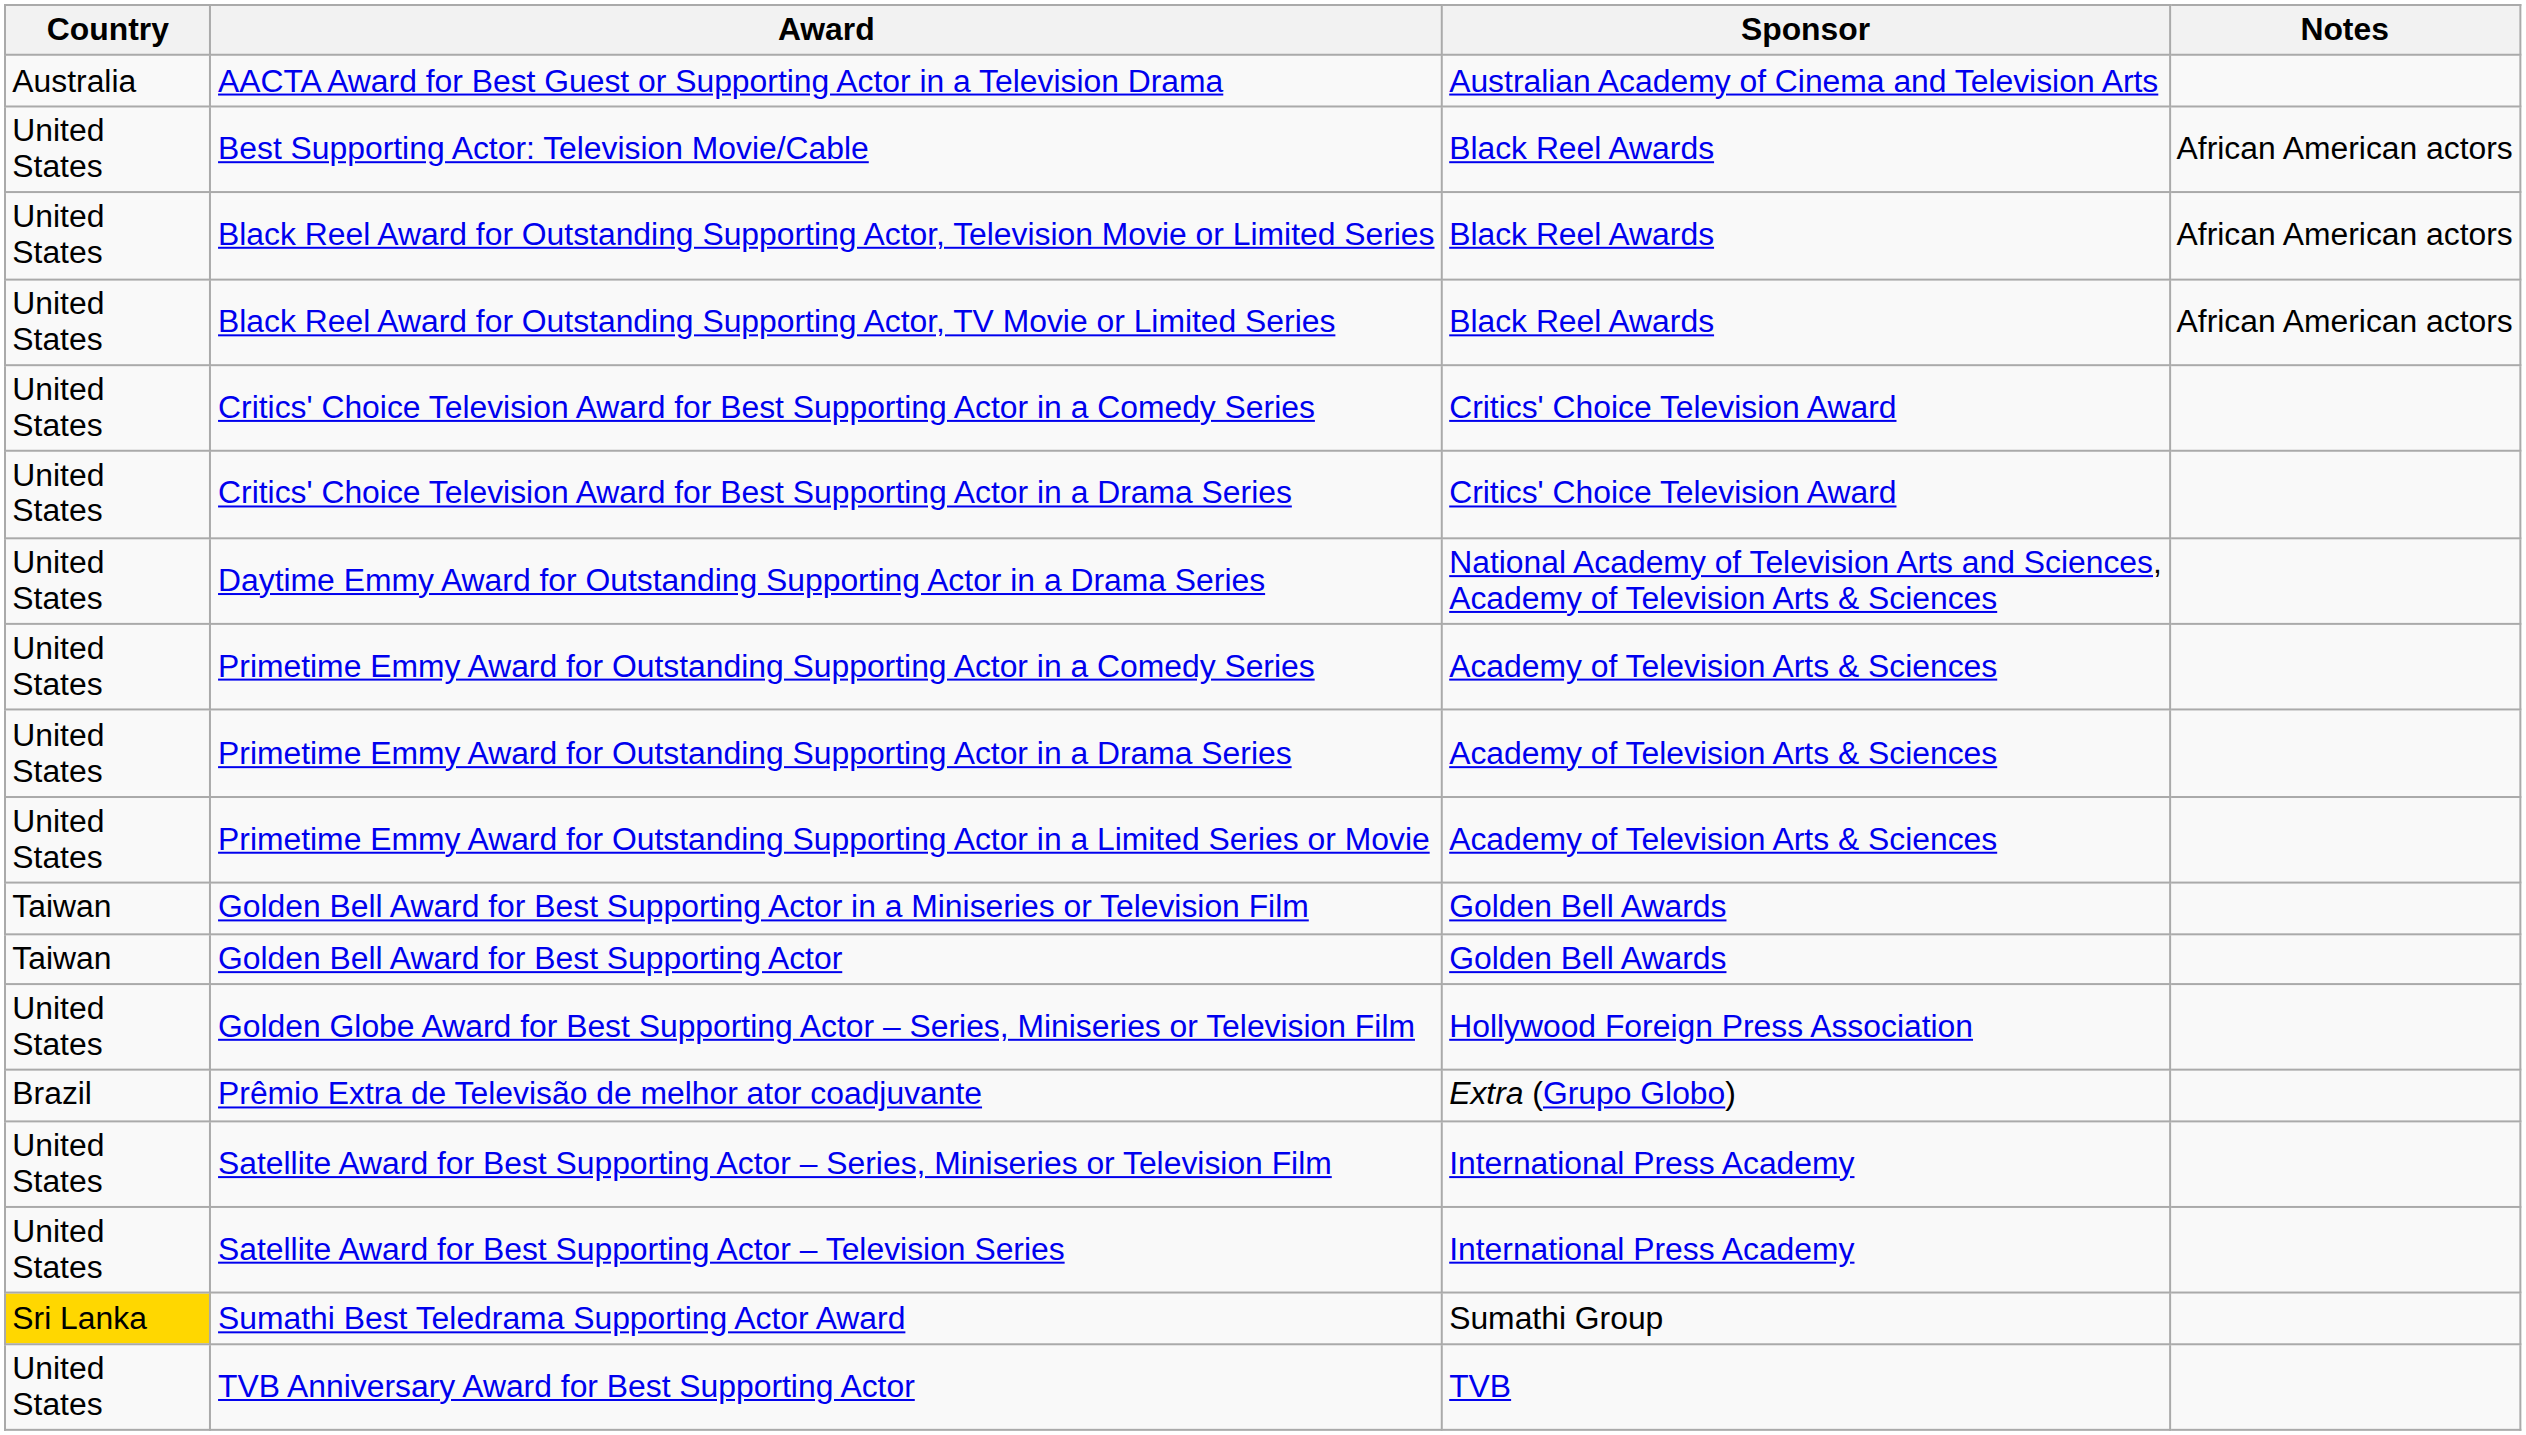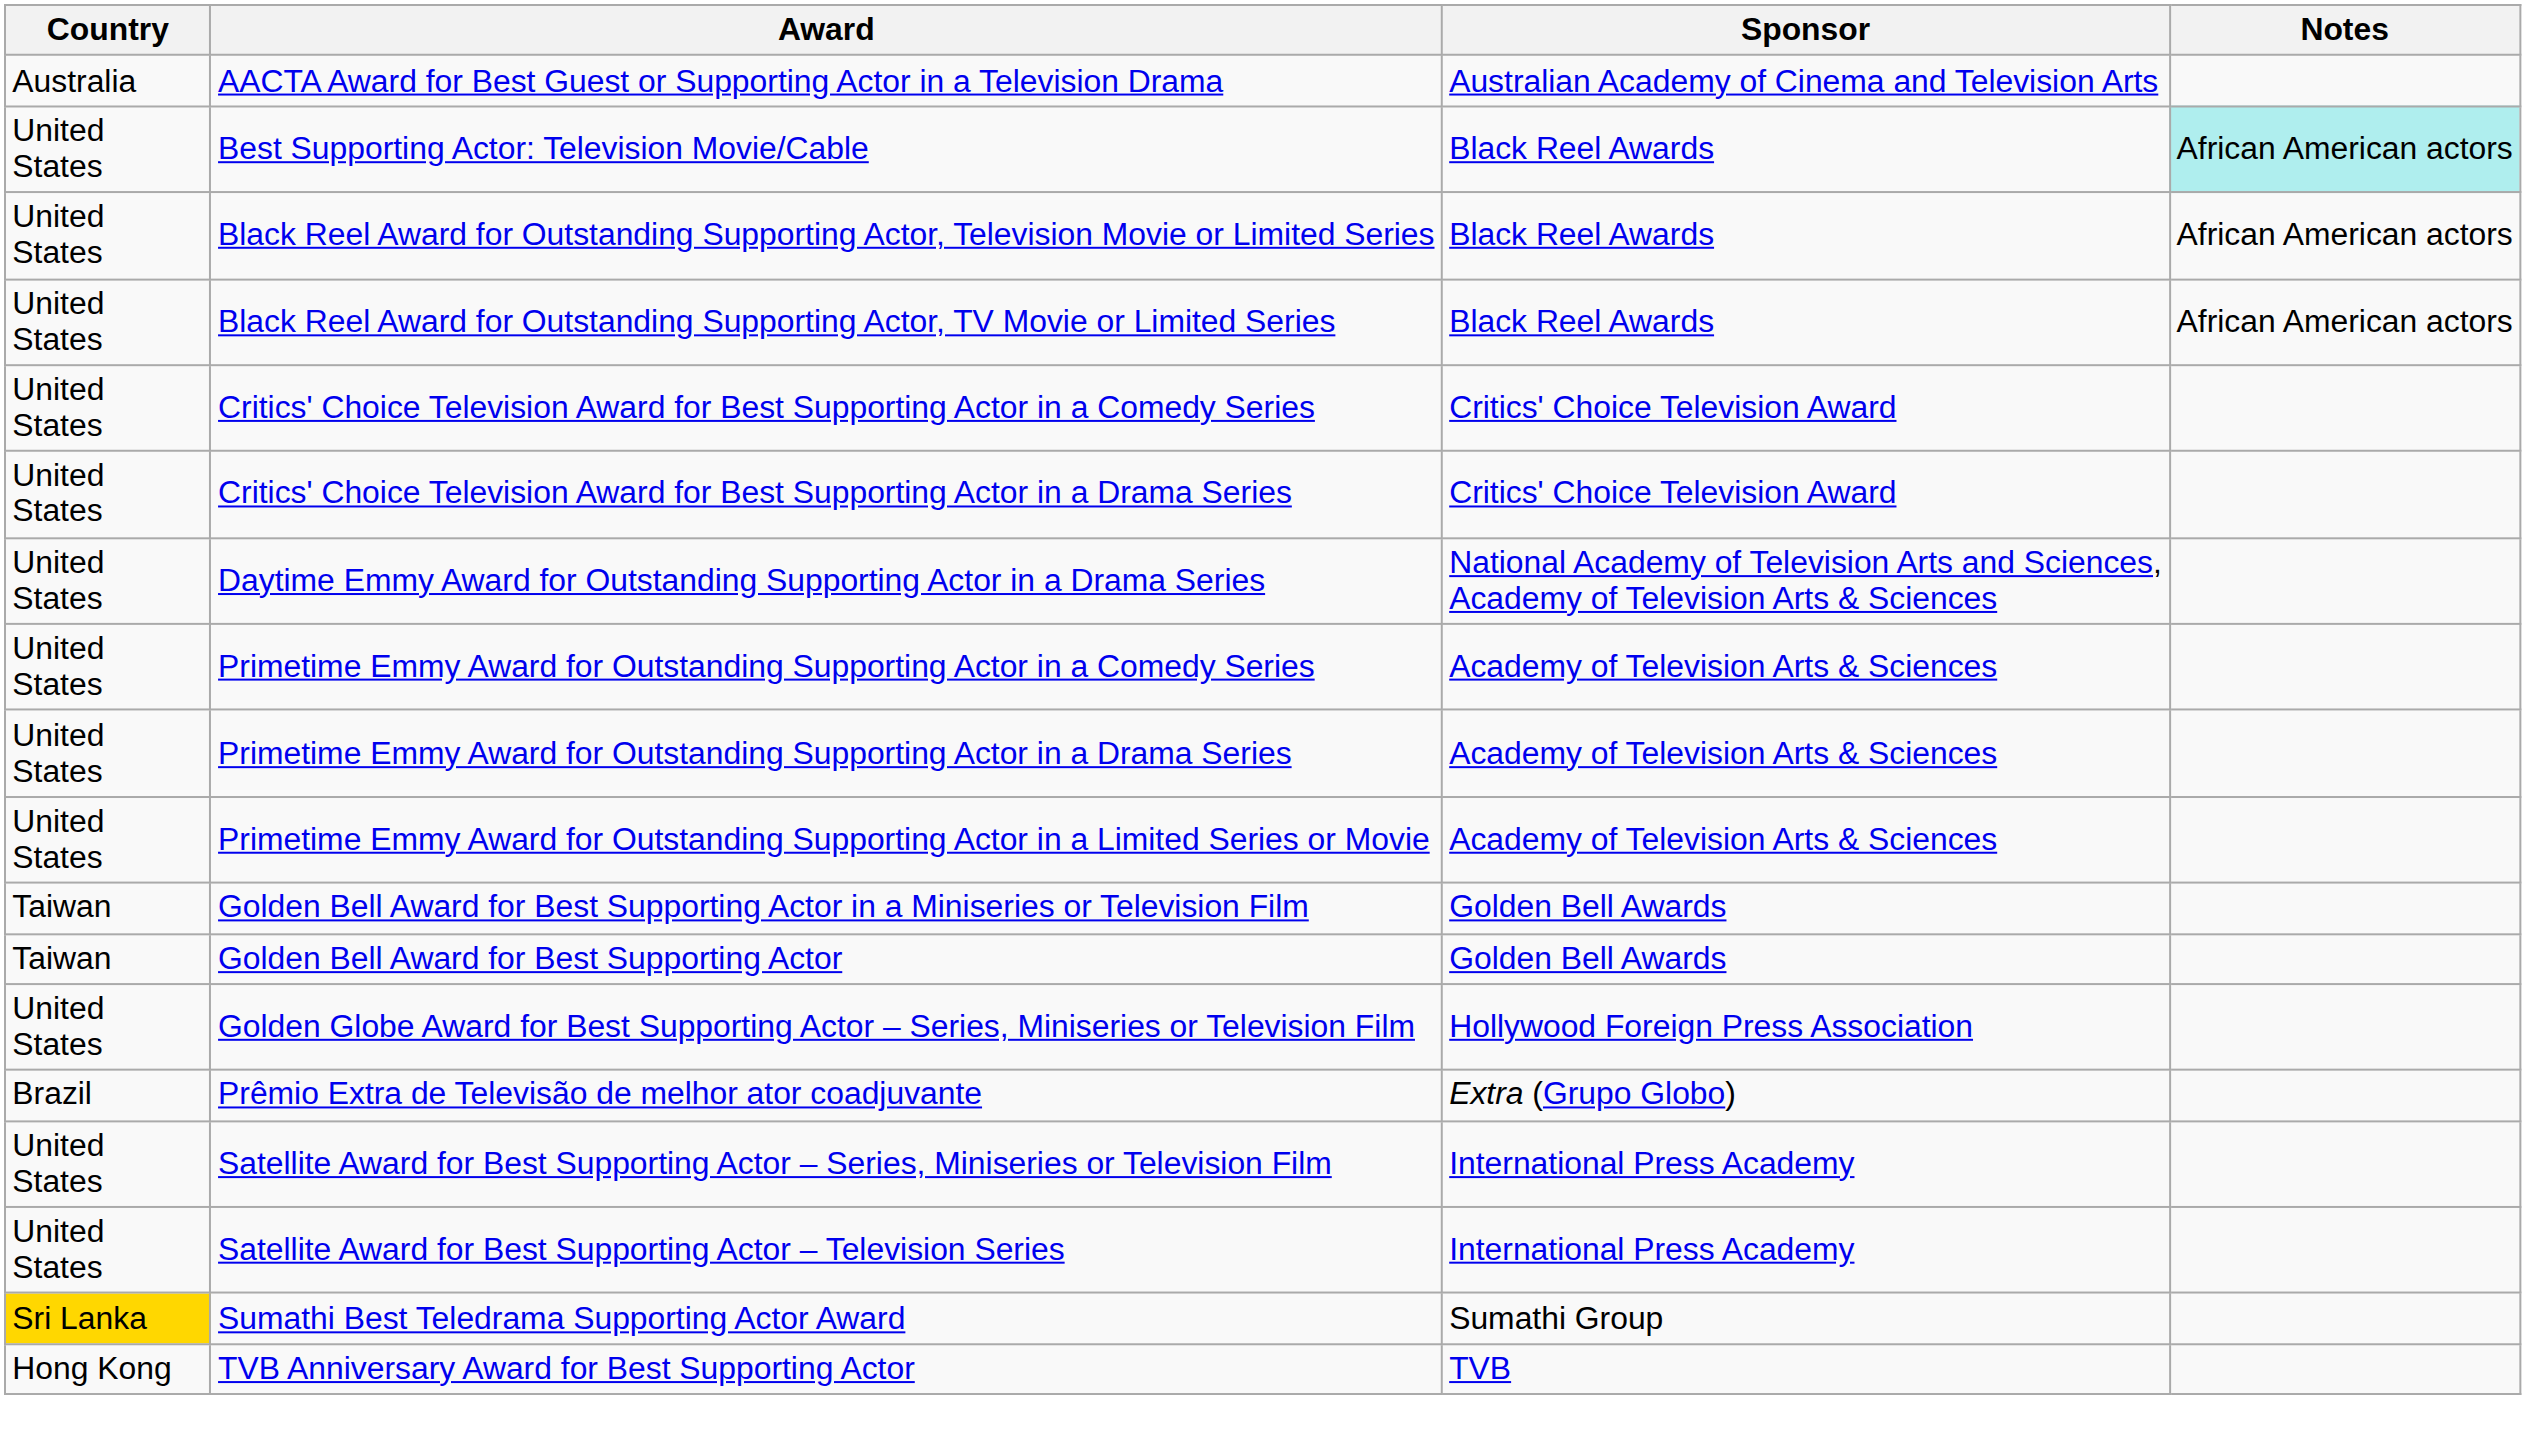(2345, 148) no background -> (2345, 148) paleturquoise background
(58, 1386) United States -> (92, 1368) Hong Kong
